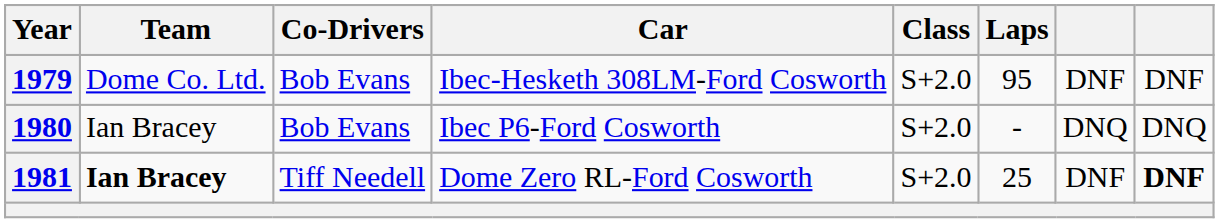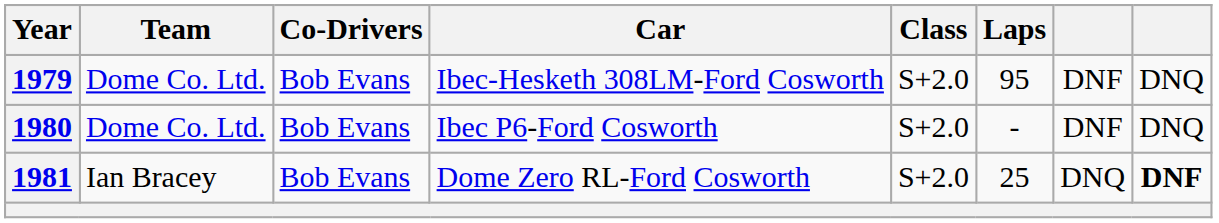(1174, 78) DNF -> (1172, 78) DNQ
(151, 128) Ian Bracey -> (176, 128) Dome Co. Ltd.
(1095, 128) DNQ -> (1093, 128) DNF
(156, 177) bold -> (151, 177) normal
(352, 177) Tiff Needell -> (345, 177) Bob Evans
(1095, 177) DNF -> (1093, 177) DNQ
